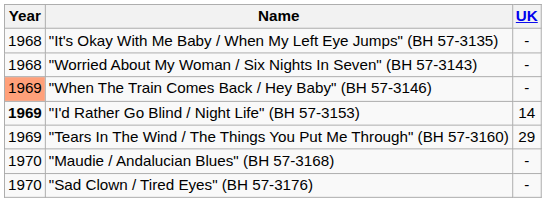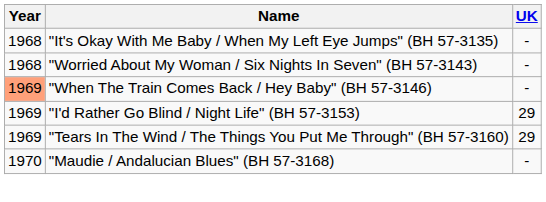(25, 112) bold -> (25, 112) normal
(527, 112) 14 -> (527, 112) 29
- row: (181, 185)
